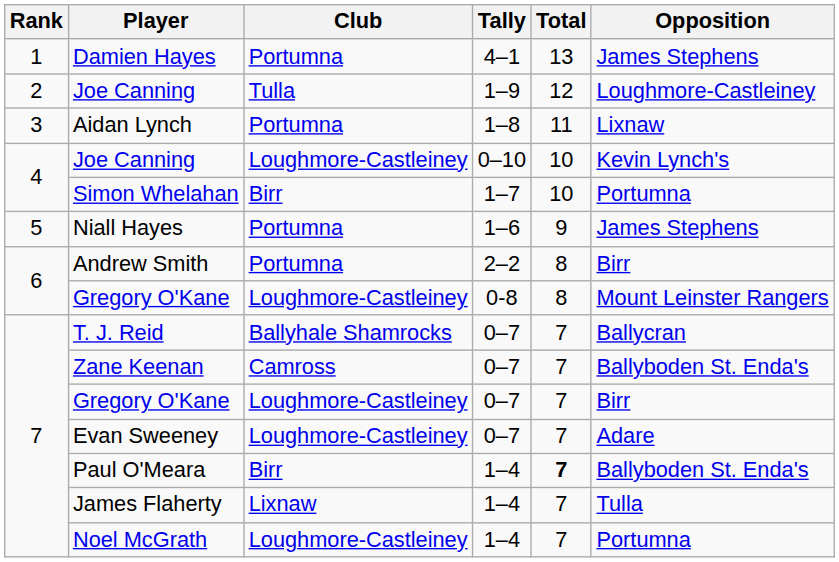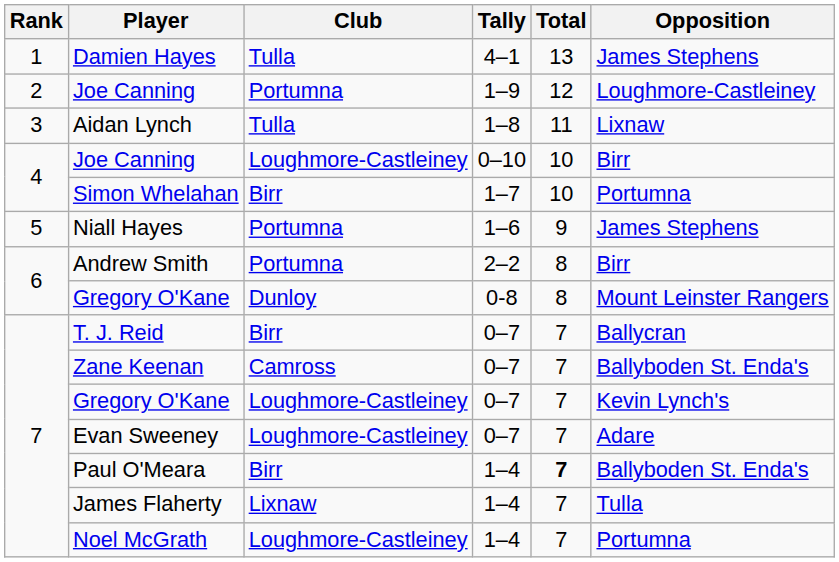(296, 56) Portumna -> (272, 56) Tulla
(272, 90) Tulla -> (296, 90) Portumna
(296, 125) Portumna -> (272, 125) Tulla
(663, 159) Kevin Lynch's -> (613, 159) Birr
(358, 297) Loughmore-Castleiney -> (283, 297) Dunloy
(350, 332) Ballyhale Shamrocks -> (266, 332) Birr
(613, 401) Birr -> (663, 401) Kevin Lynch's
